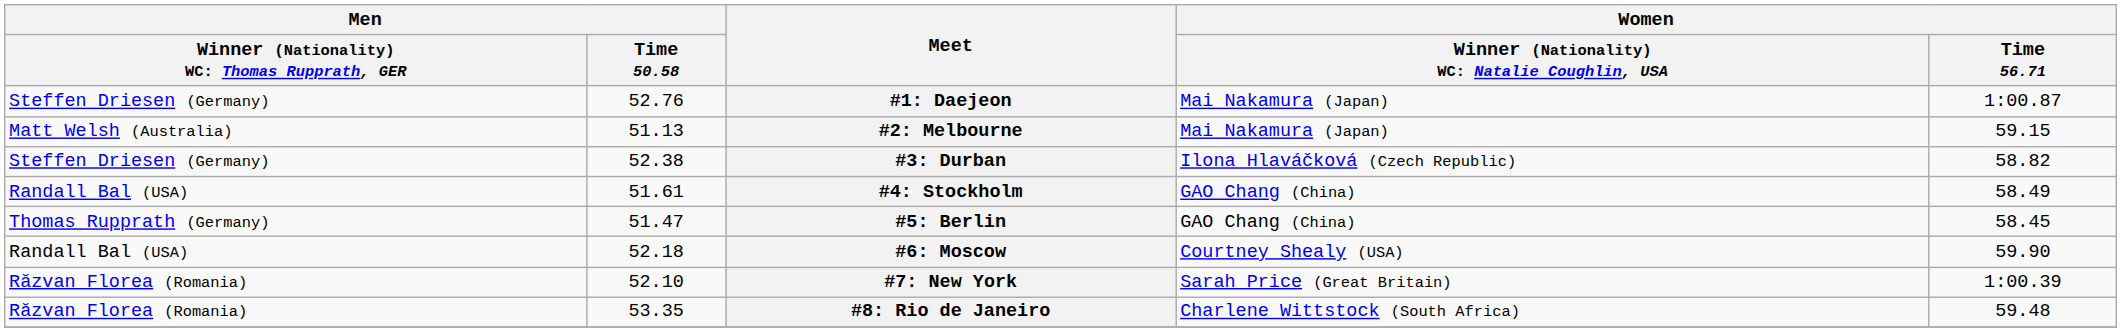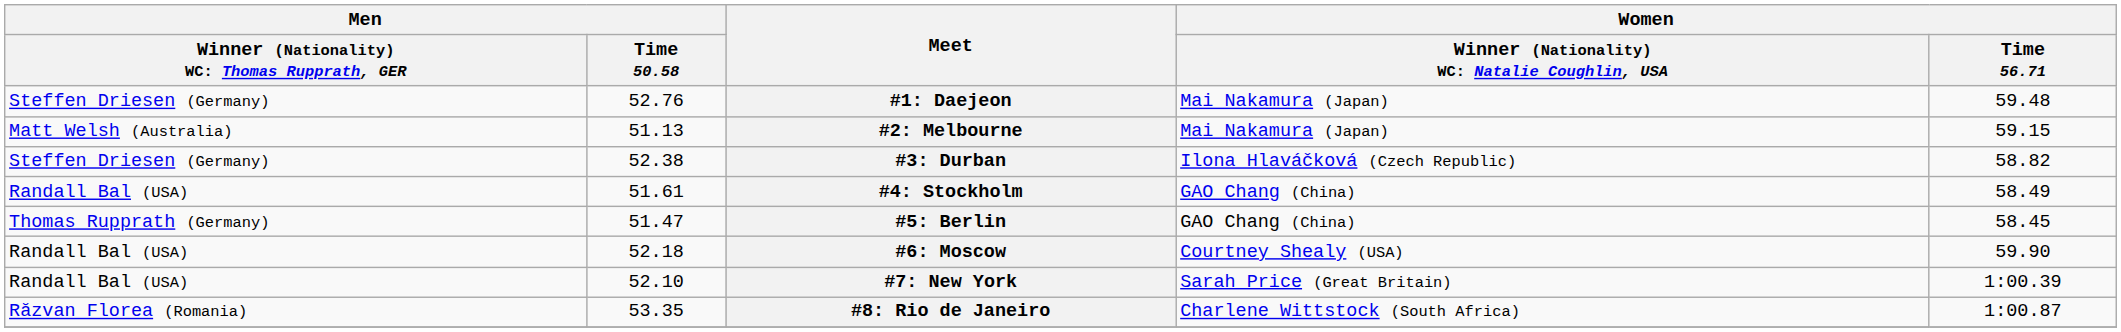(2023, 101) 1:00.87 -> (2023, 101) 59.48
(128, 282) Răzvan Florea (Romania) -> (99, 282) Randall Bal (USA)
(2023, 312) 59.48 -> (2023, 312) 1:00.87
